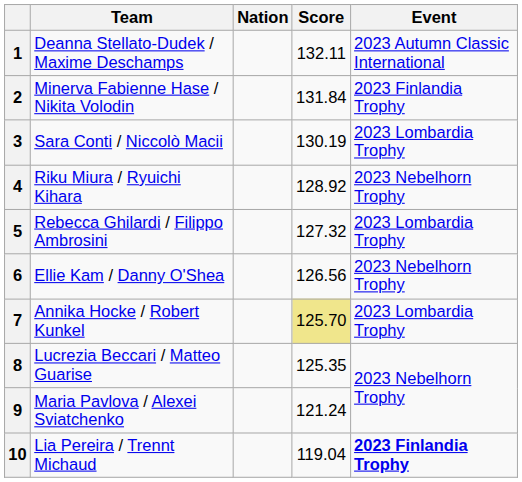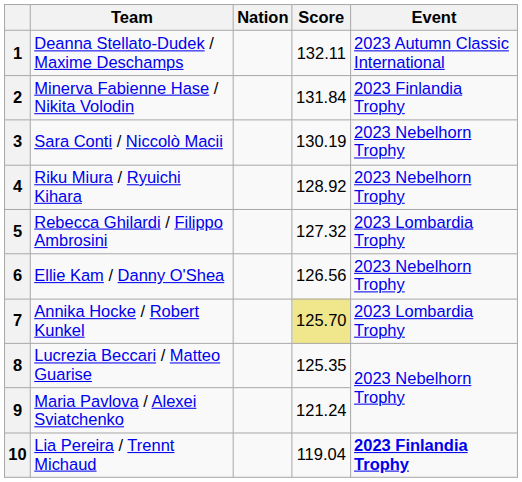(414, 142) 2023 Lombardia Trophy -> (413, 142) 2023 Nebelhorn Trophy
